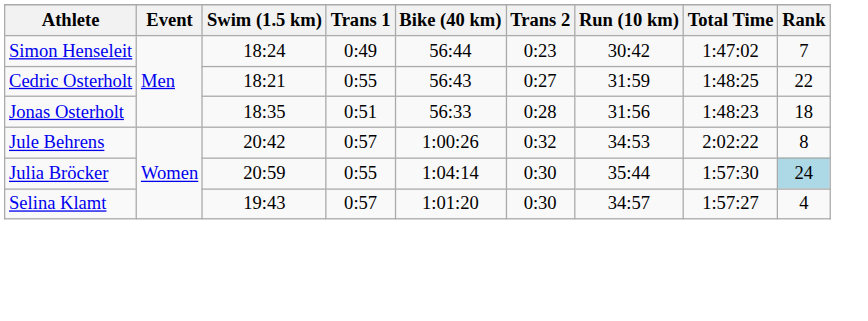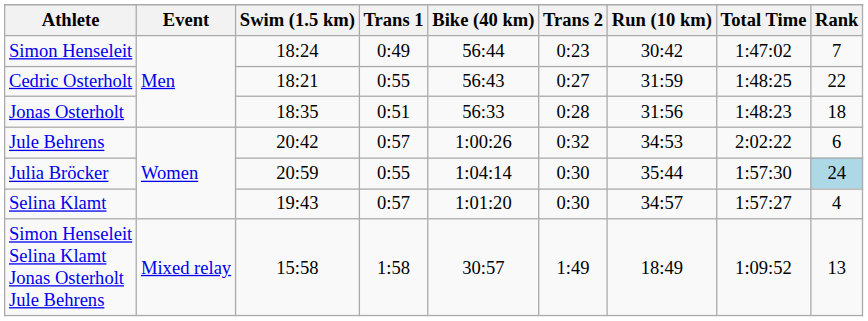(804, 142) 8 -> (837, 142) 6
+ row: (71, 267)
